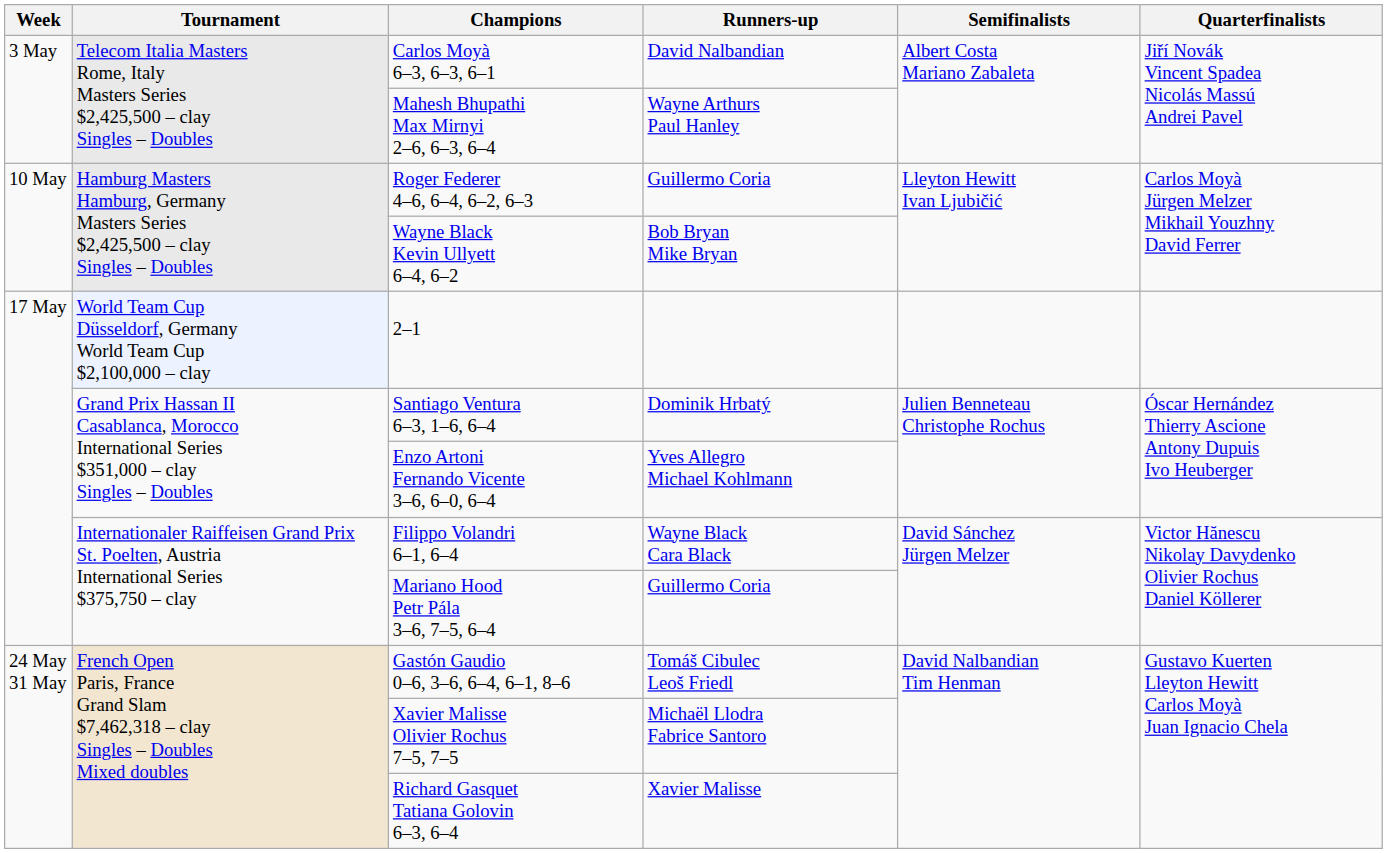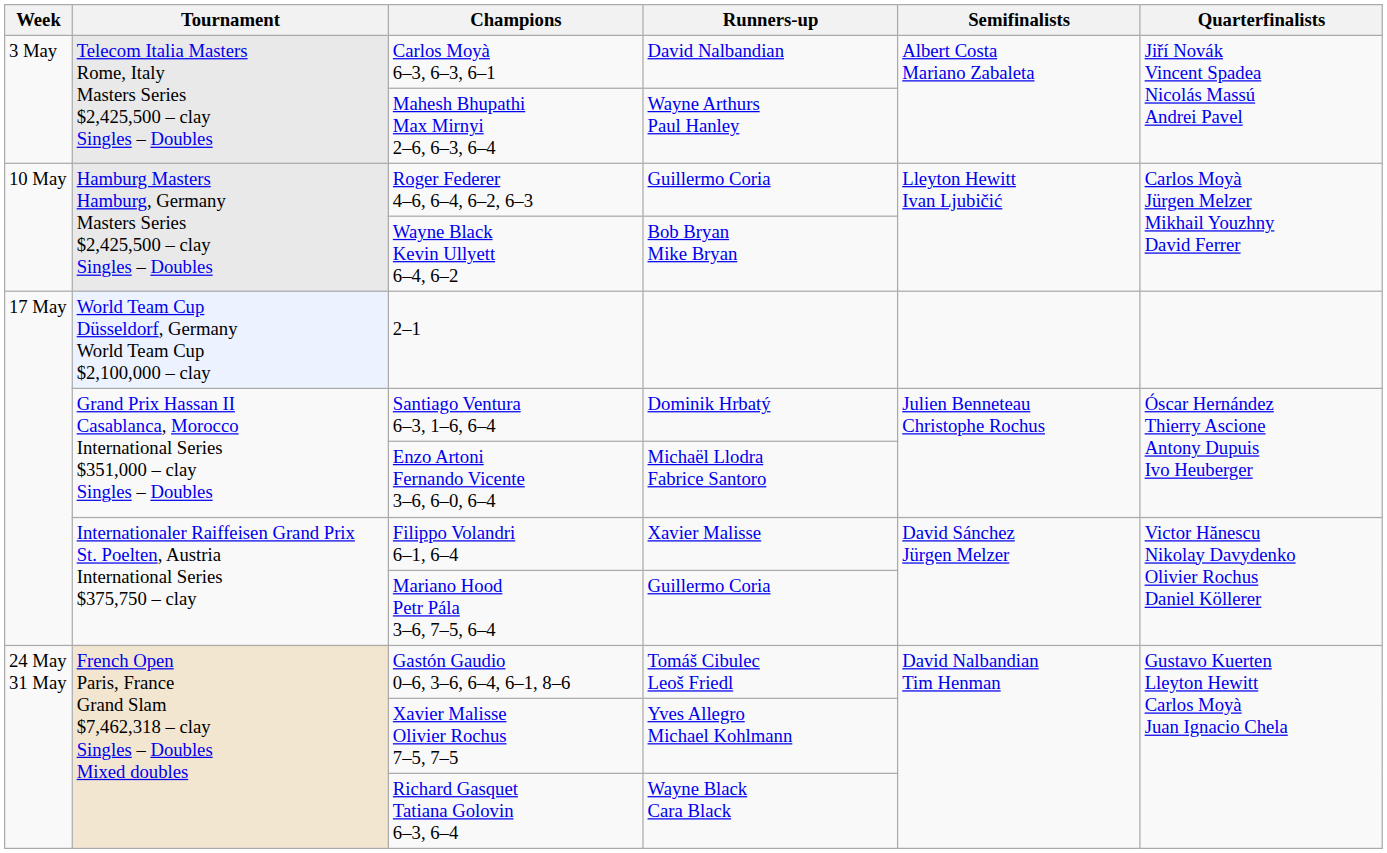(720, 468) Yves Allegro Michael Kohlmann -> (707, 468) Michaël Llodra Fabrice Santoro
(697, 543) Wayne Black Cara Black -> (704, 532) Xavier Malisse
(707, 724) Michaël Llodra Fabrice Santoro -> (720, 724) Yves Allegro Michael Kohlmann
(704, 788) Xavier Malisse -> (697, 799) Wayne Black Cara Black
